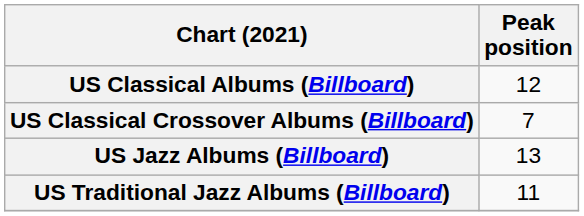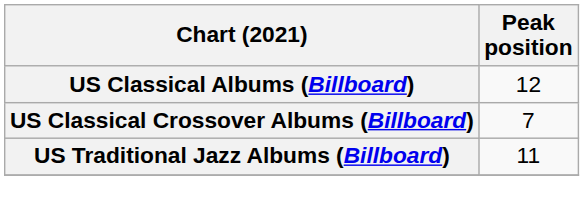- row: (242, 156)
